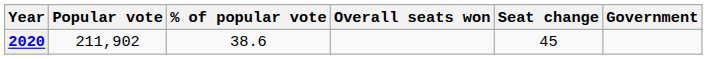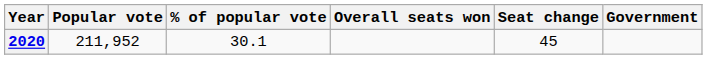(108, 42) 211,902 -> (108, 42) 211,952
(248, 42) 38.6 -> (248, 42) 30.1
